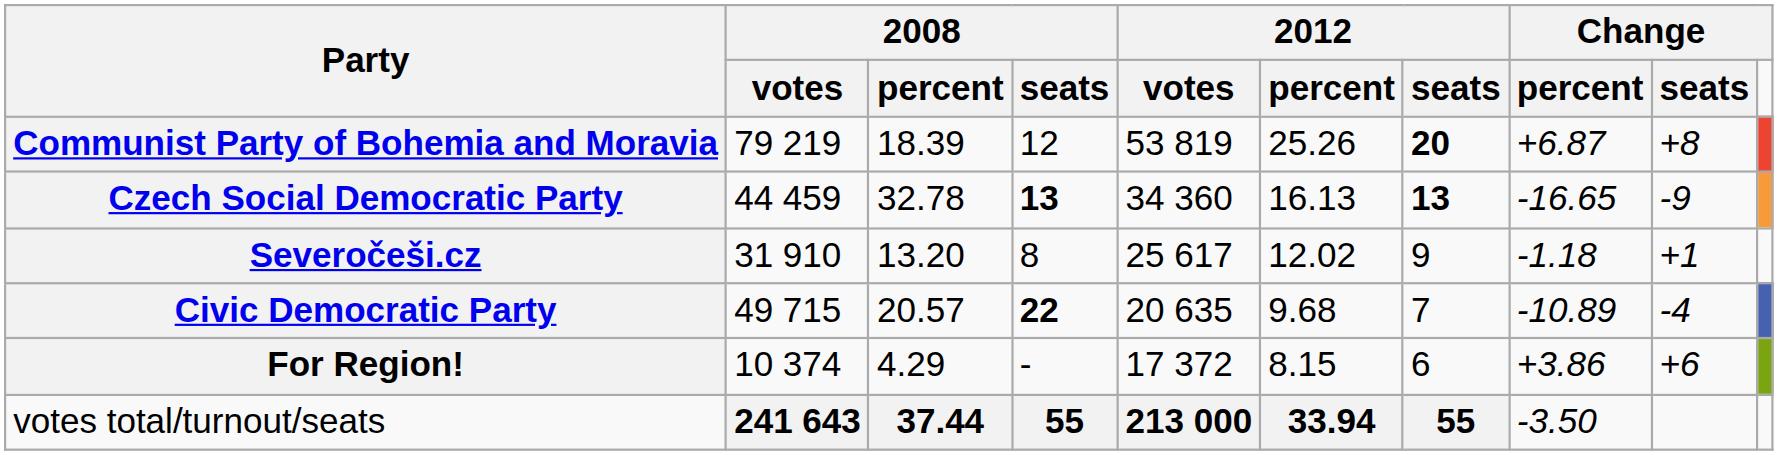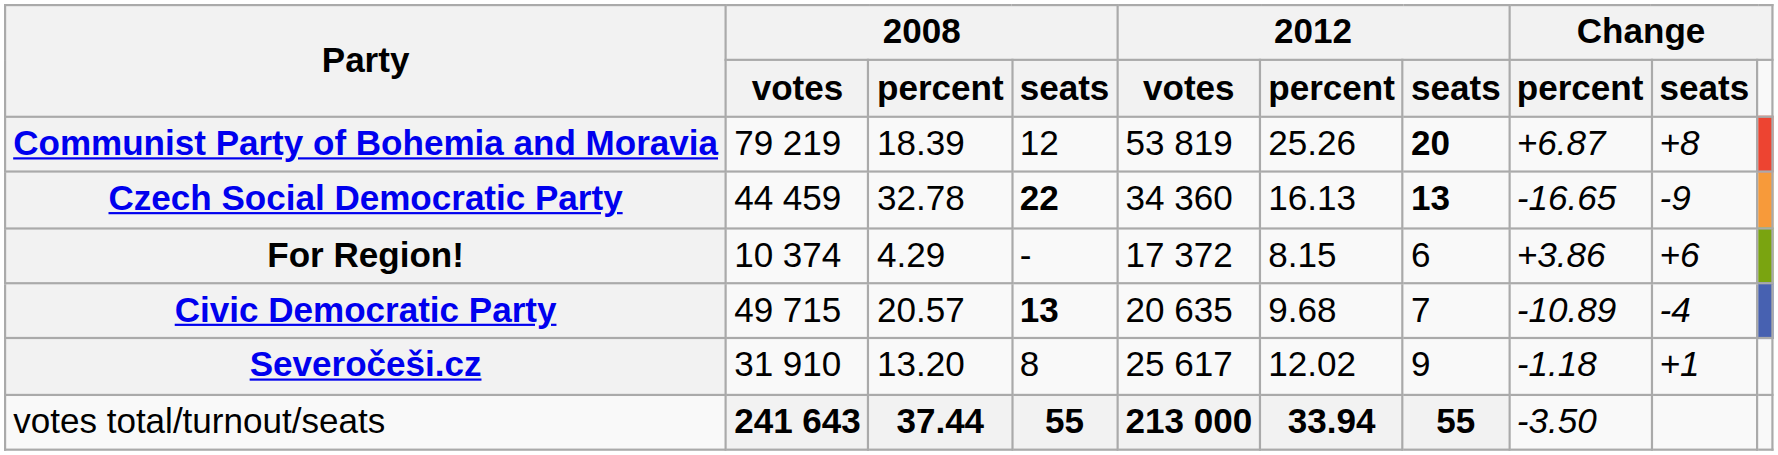(1039, 198) 13 -> (1039, 198) 22
rows swapped: (366, 254) <-> (366, 365)
(1039, 310) 22 -> (1039, 310) 13
